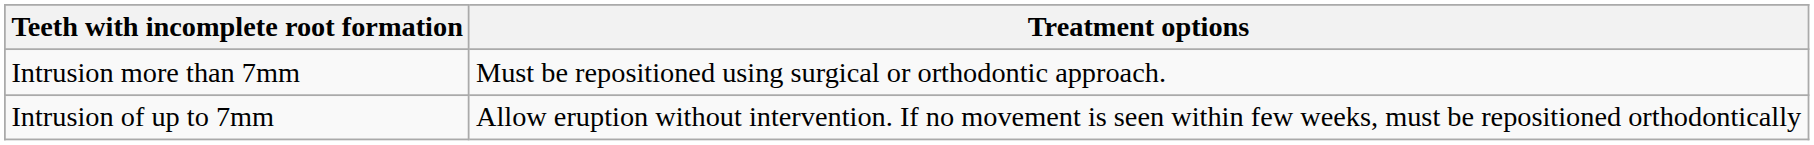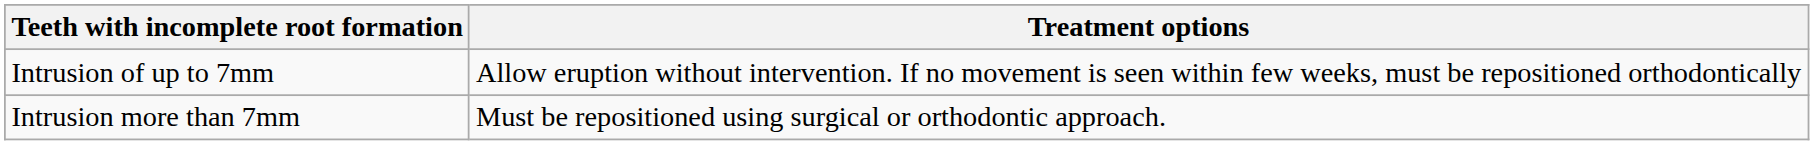rows swapped: (143, 116) <-> (156, 71)
